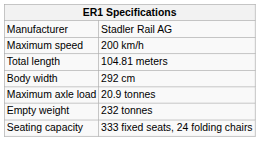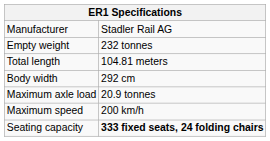rows swapped: (45, 45) <-> (38, 111)
(177, 128) normal -> (182, 128) bold
